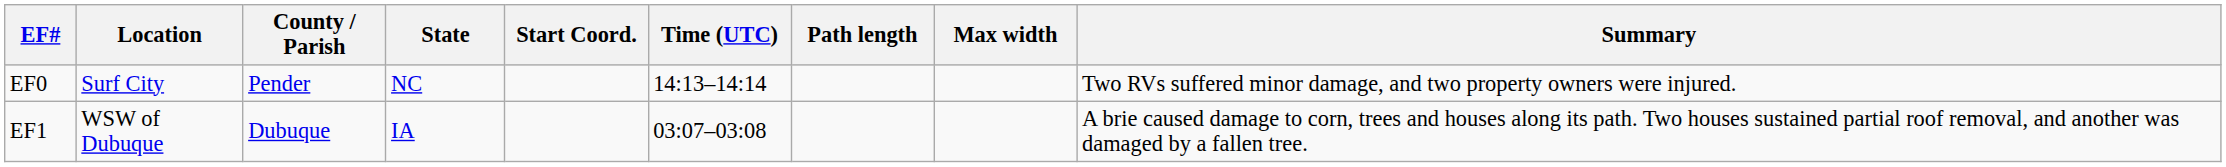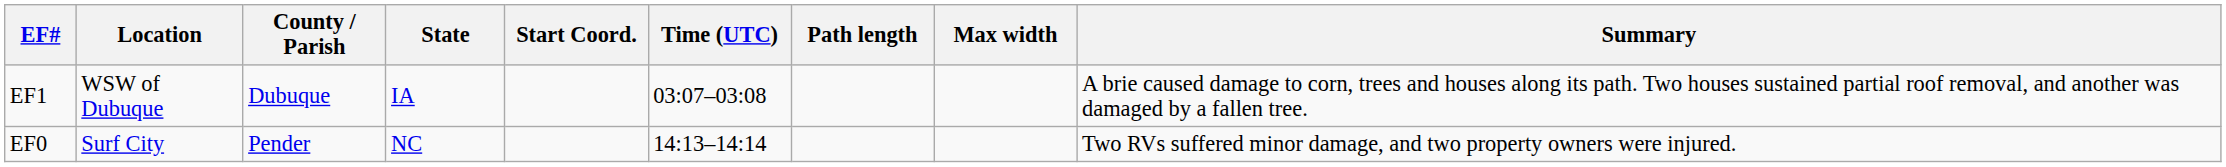rows swapped: (29, 82) <-> (29, 131)
